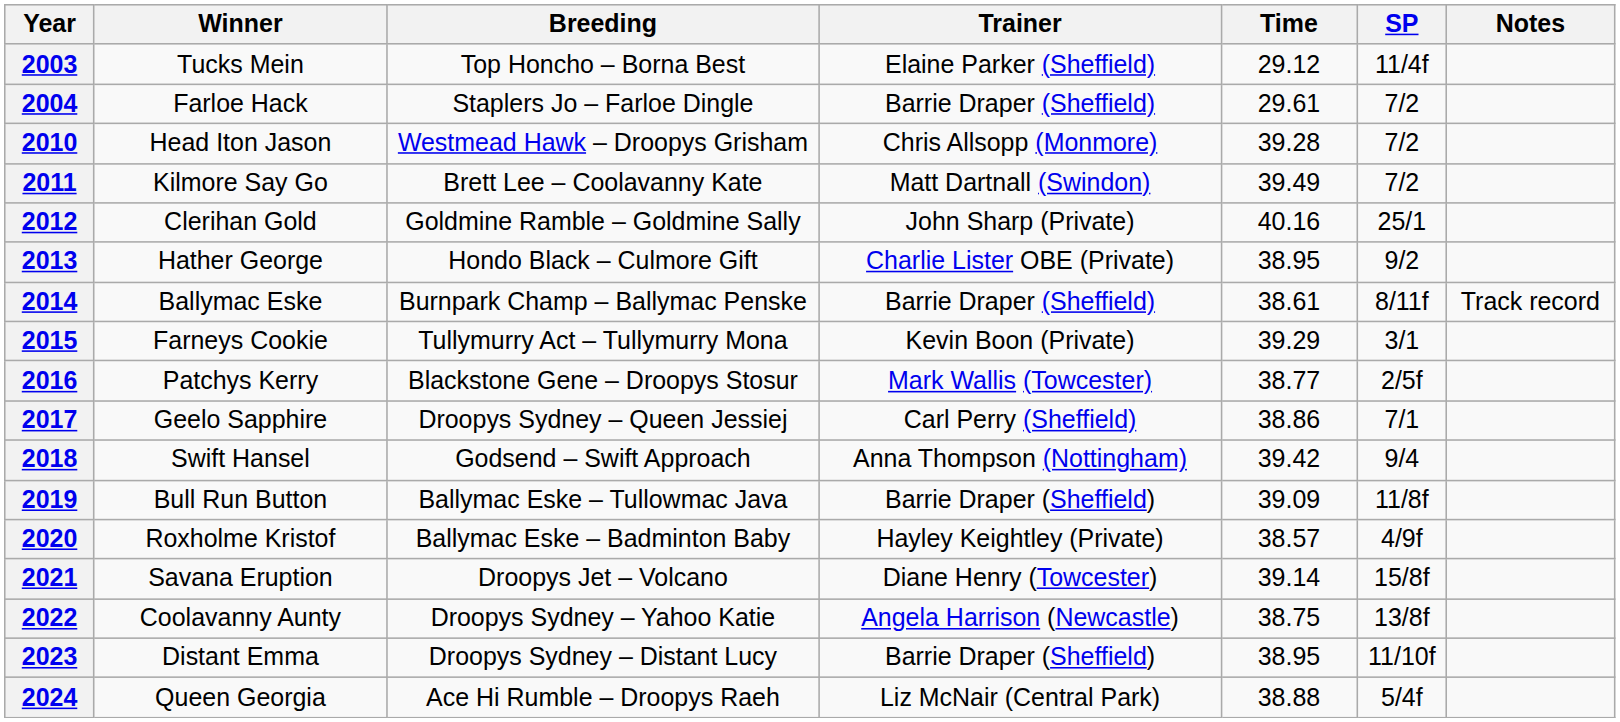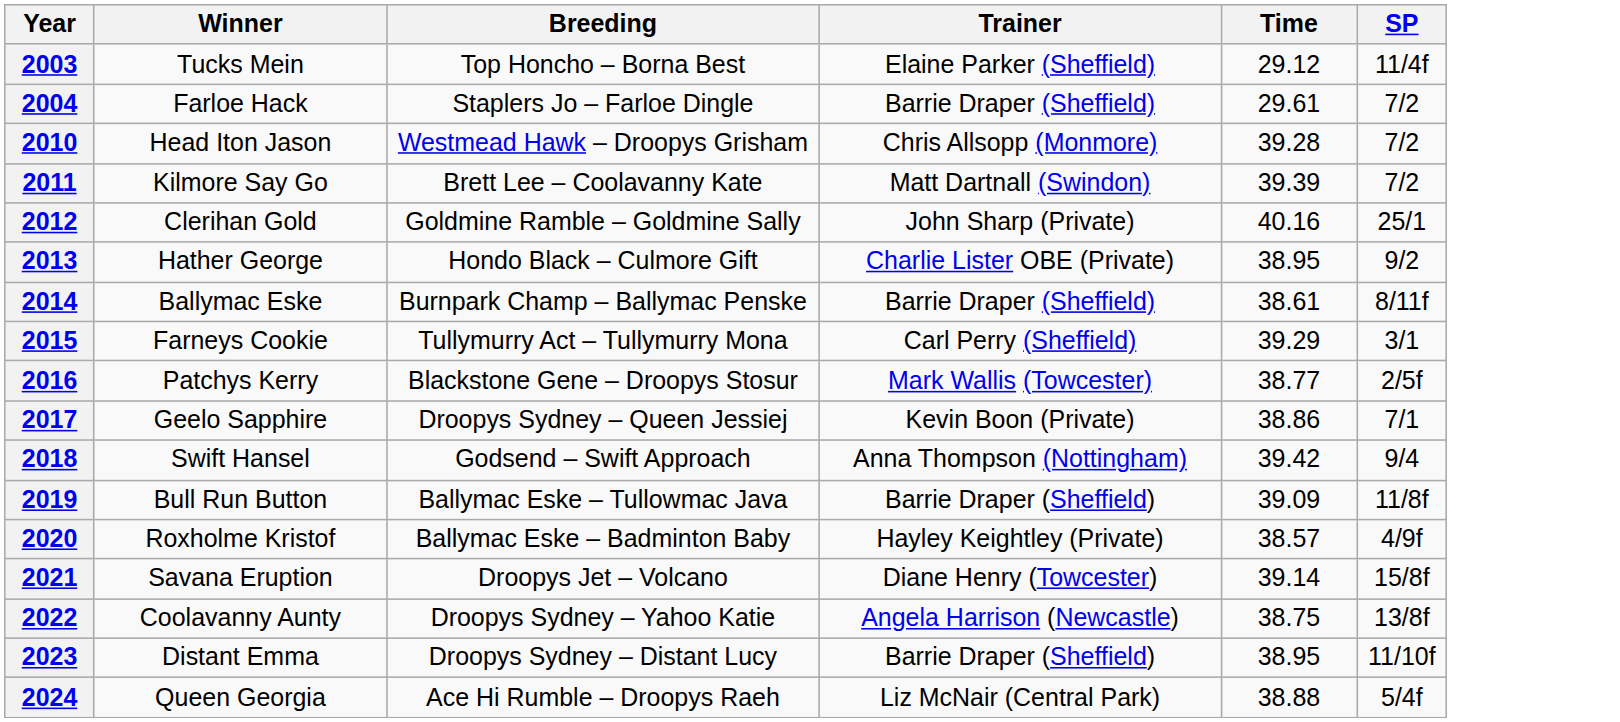- column: (1530, 24)
(1289, 182) 39.49 -> (1289, 182) 39.39
(1020, 340) Kevin Boon (Private) -> (1020, 340) Carl Perry (Sheffield)
(1020, 420) Carl Perry (Sheffield) -> (1020, 420) Kevin Boon (Private)
